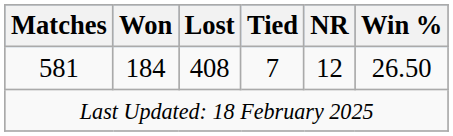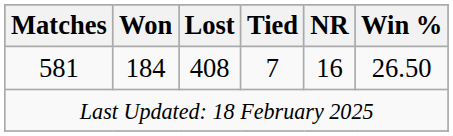(329, 67) 12 -> (329, 67) 16
